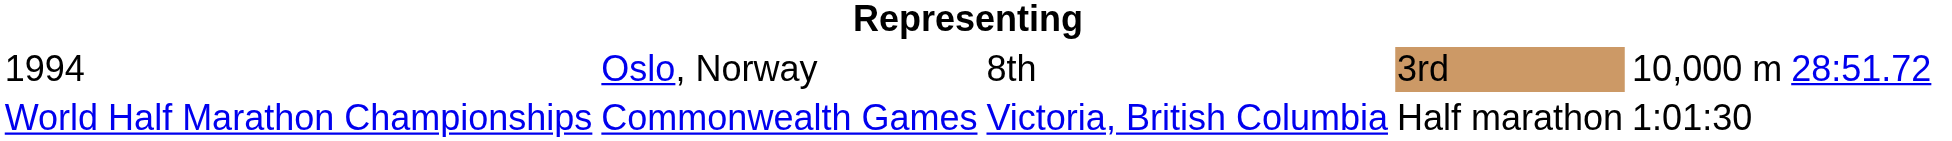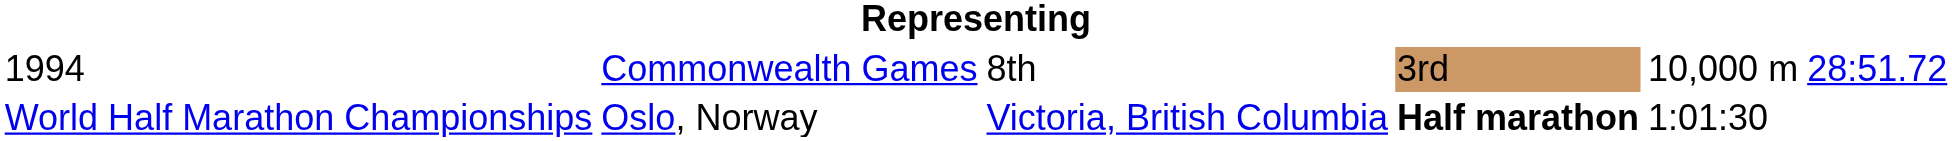(709, 68) Oslo, Norway -> (789, 68) Commonwealth Games
(789, 118) Commonwealth Games -> (709, 118) Oslo, Norway
(1510, 118) normal -> (1518, 118) bold
